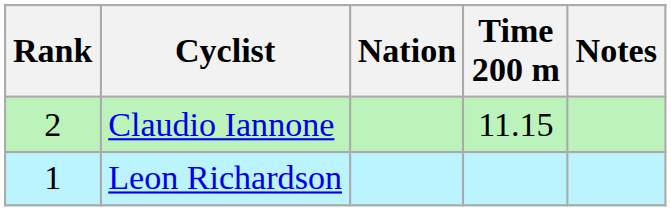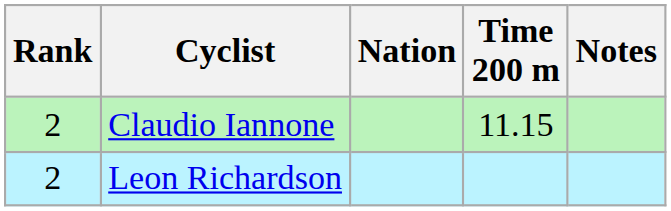(53, 177) 1 -> (53, 177) 2
